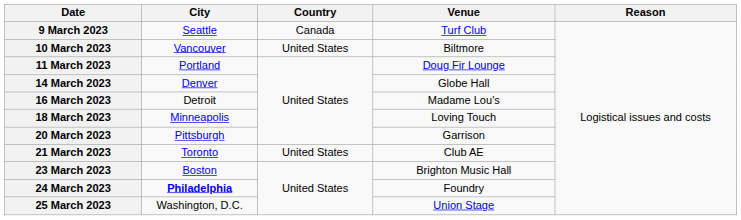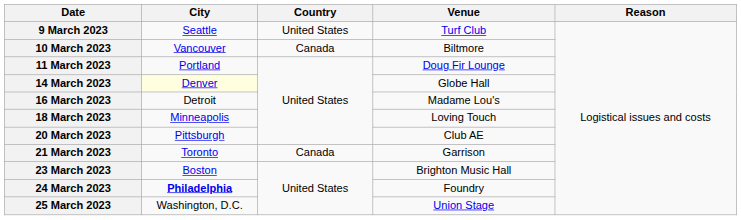(315, 30) Canada -> (315, 30) United States
(315, 48) United States -> (315, 48) Canada
(200, 83) no background -> (200, 83) lightyellow background
(464, 135) Garrison -> (464, 135) Club AE
(315, 153) United States -> (315, 153) Canada
(464, 153) Club AE -> (464, 153) Garrison
